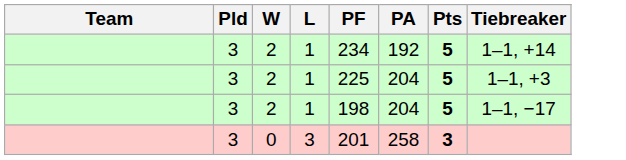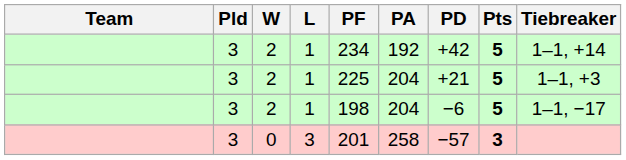+ column: (453, 19)
